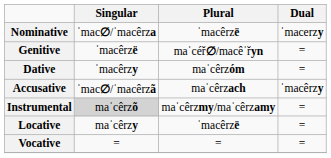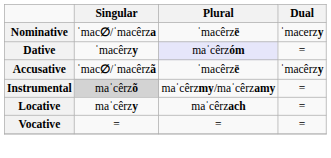- row: (39, 51)
(218, 69) no background -> (218, 50) lavender background
(218, 88) maˈcêrzach -> (218, 69) ˈmacêrzë
(218, 125) ˈmacêrzë -> (218, 106) maˈcêrzach
